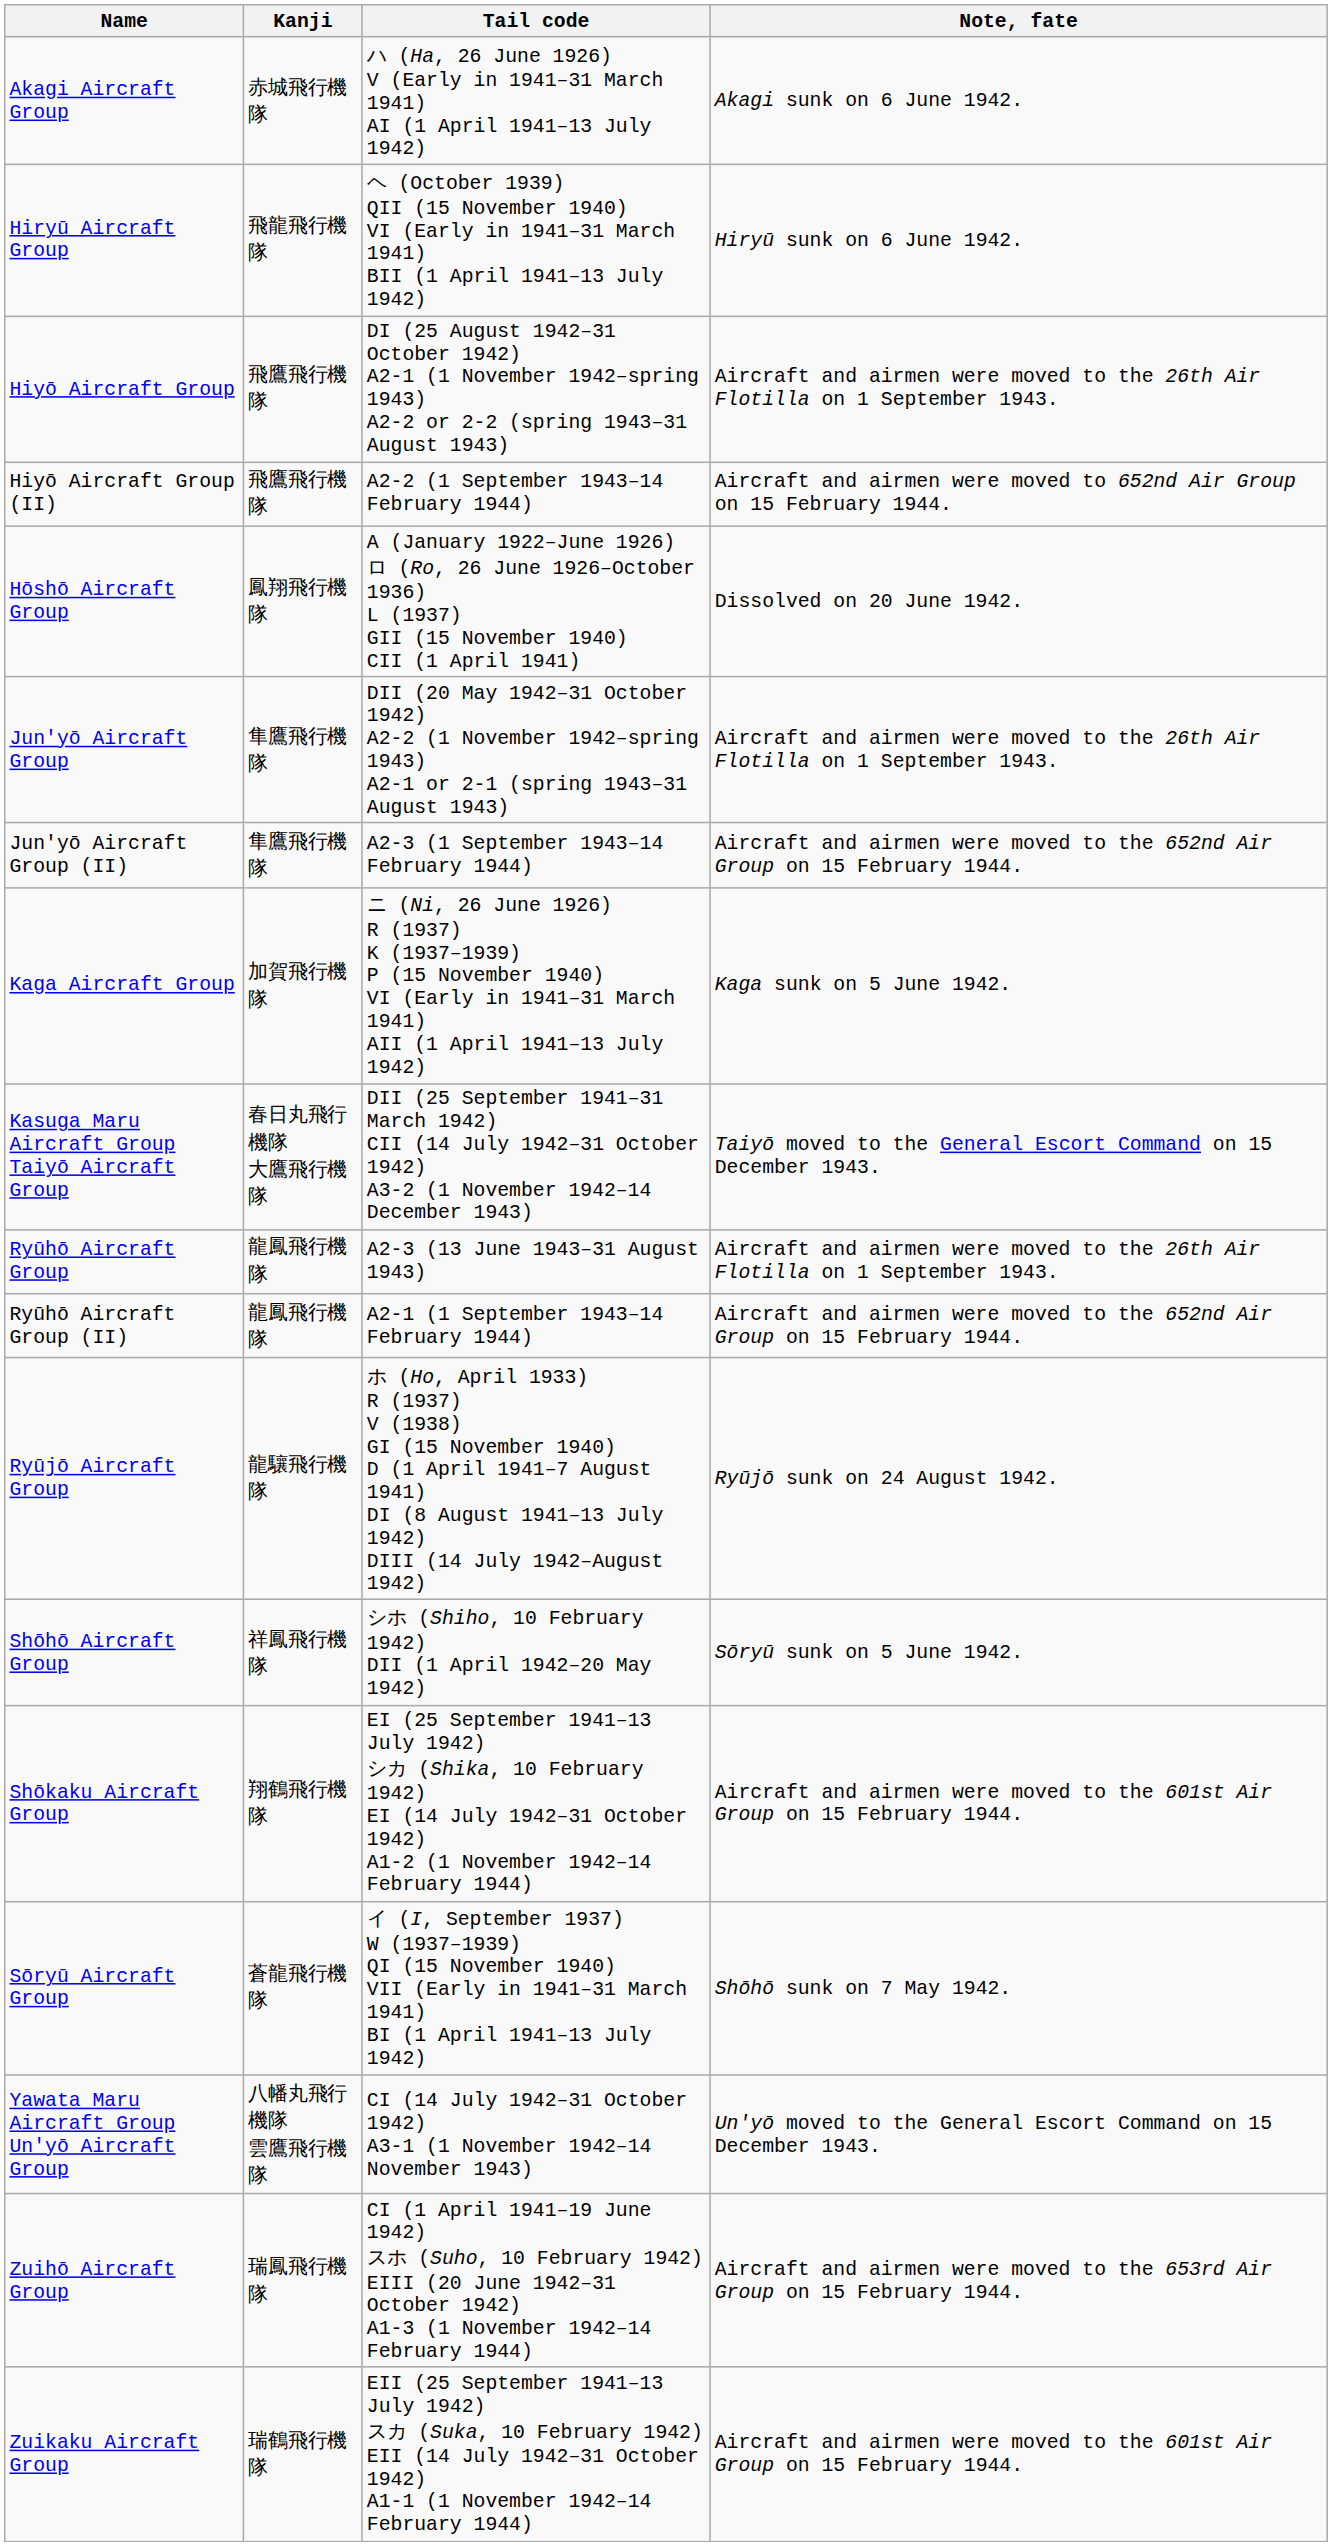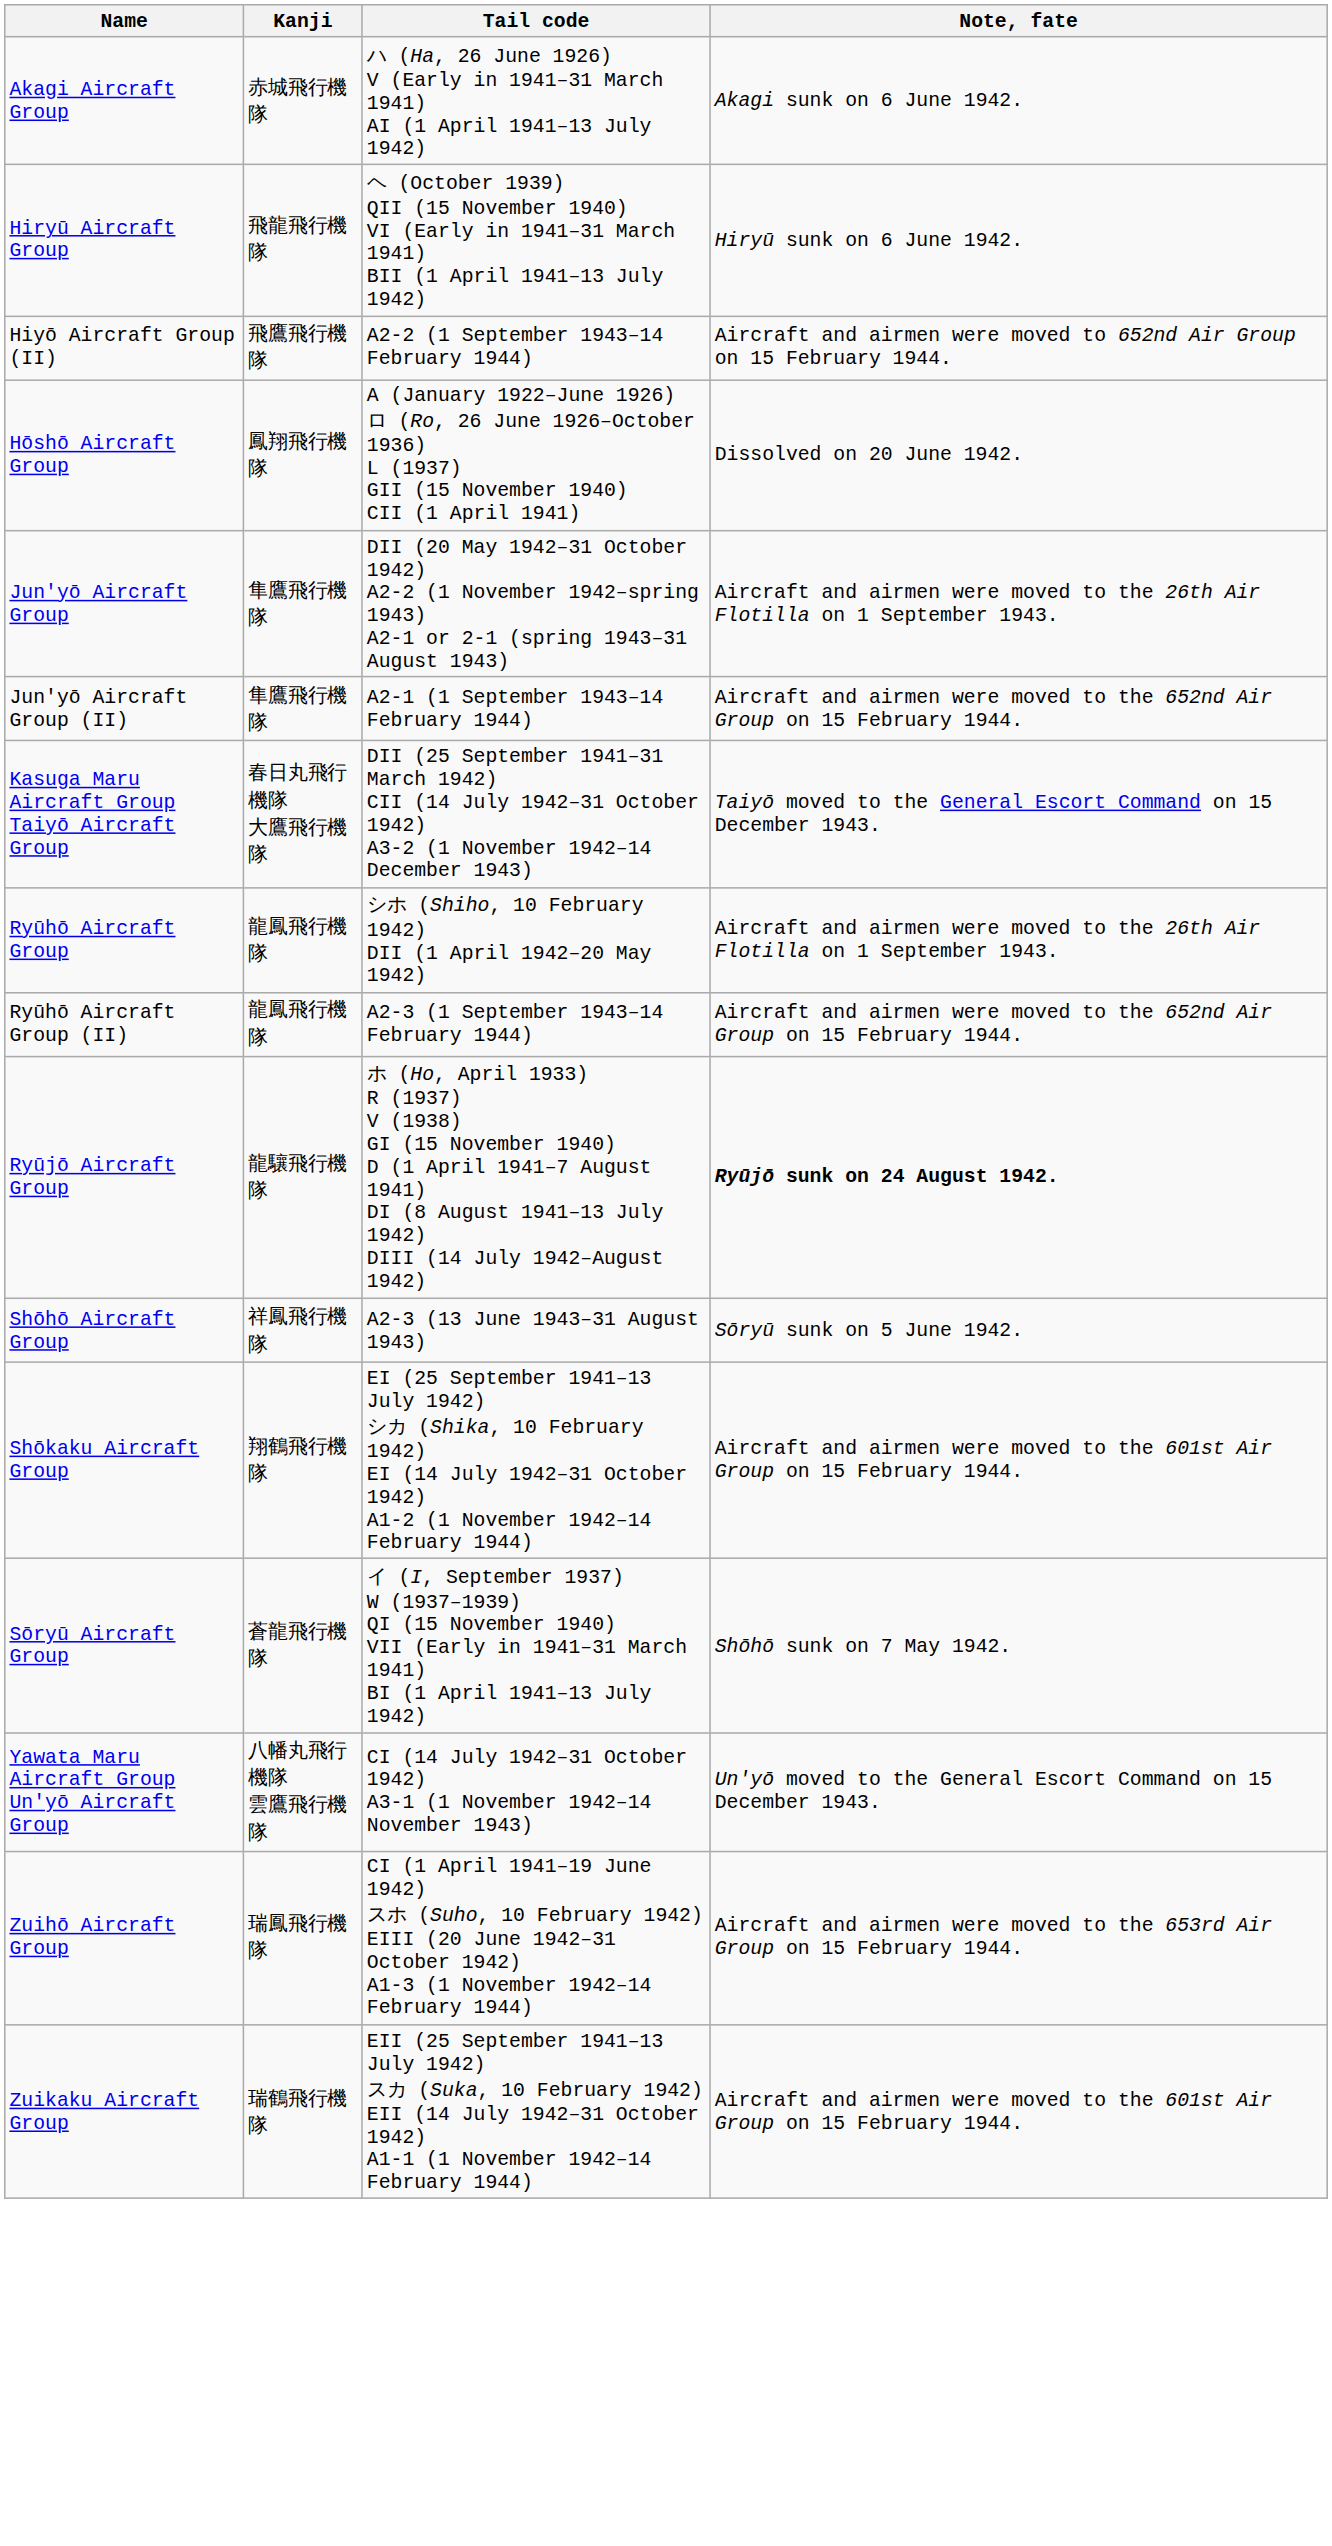- row: (122, 389)
(515, 855) A2-3 (1 September 1943–14 February 1944) -> (515, 709) A2-1 (1 September 1943–14 February 1944)
- row: (122, 985)
(533, 1262) A2-3 (13 June 1943–31 August 1943) -> (509, 941) シホ (Shiho, 10 February 1942) DII (1 April 1942–20 May 1942)
(515, 1326) A2-1 (1 September 1943–14 February 1944) -> (515, 1024) A2-3 (1 September 1943–14 February 1944)
(887, 1479) normal -> (887, 1177) bold
(509, 1654) シホ (Shiho, 10 February 1942) DII (1 April 1942–20 May 1942) -> (533, 1330) A2-3 (13 June 1943–31 August 1943)
